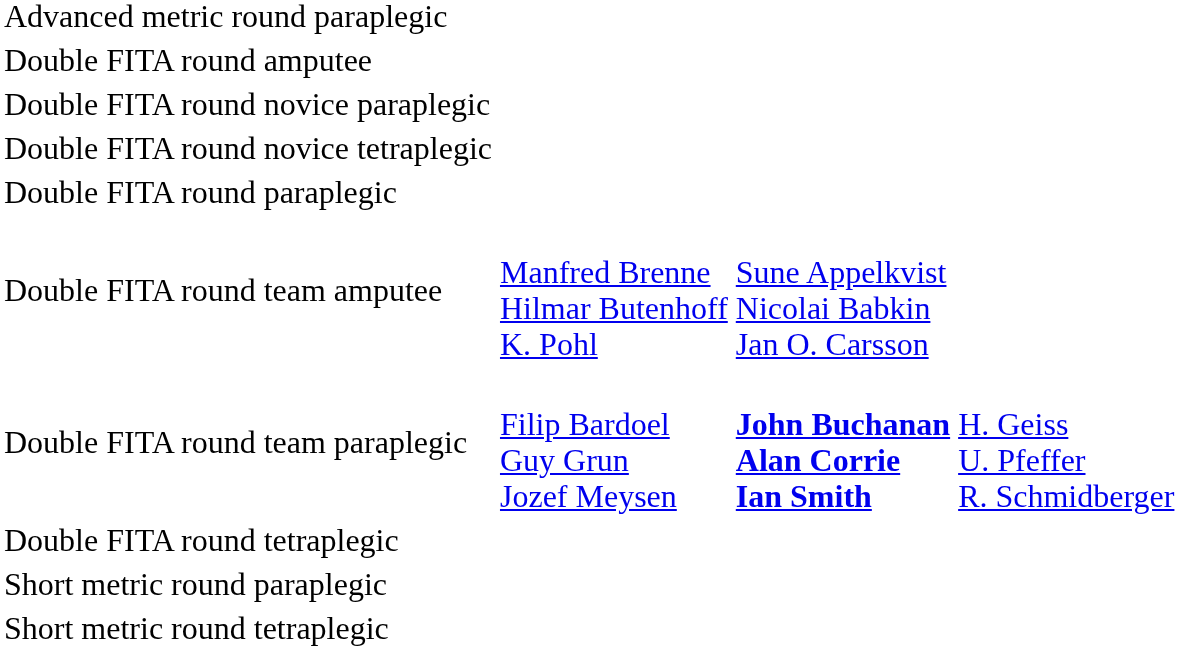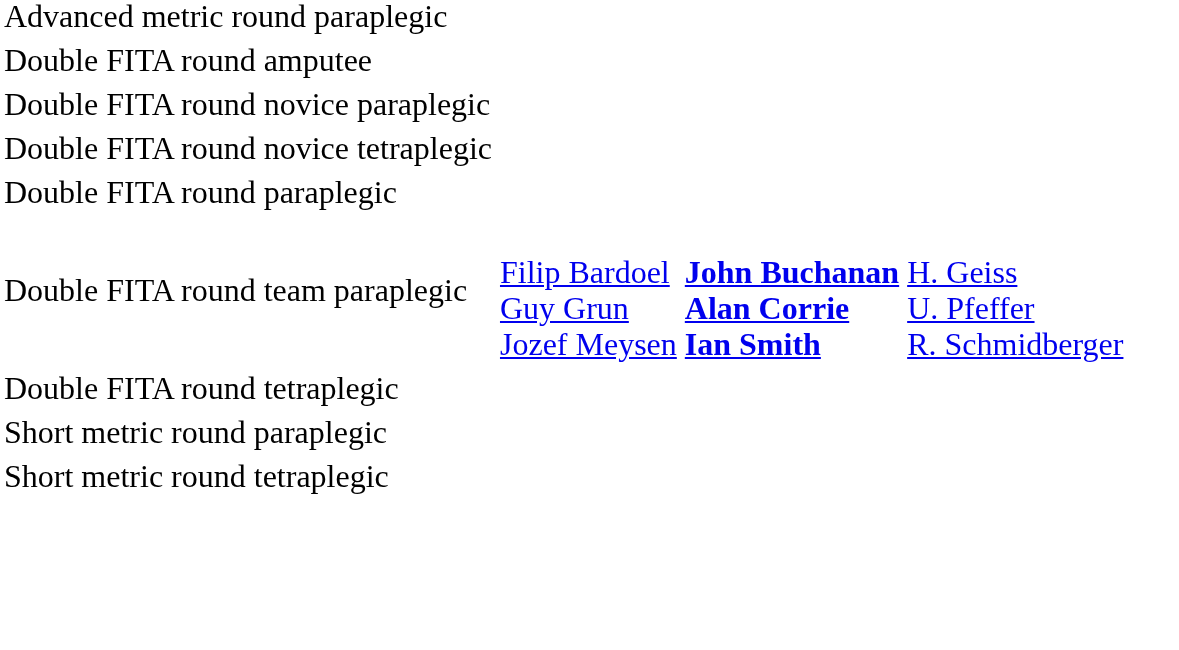- row: (223, 290)
